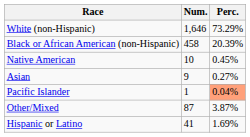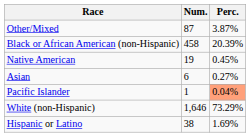rows swapped: (51, 28) <-> (33, 108)
(189, 60) 10 -> (189, 60) 19
(186, 76) 9 -> (186, 76) 6
(189, 124) 41 -> (189, 124) 38
